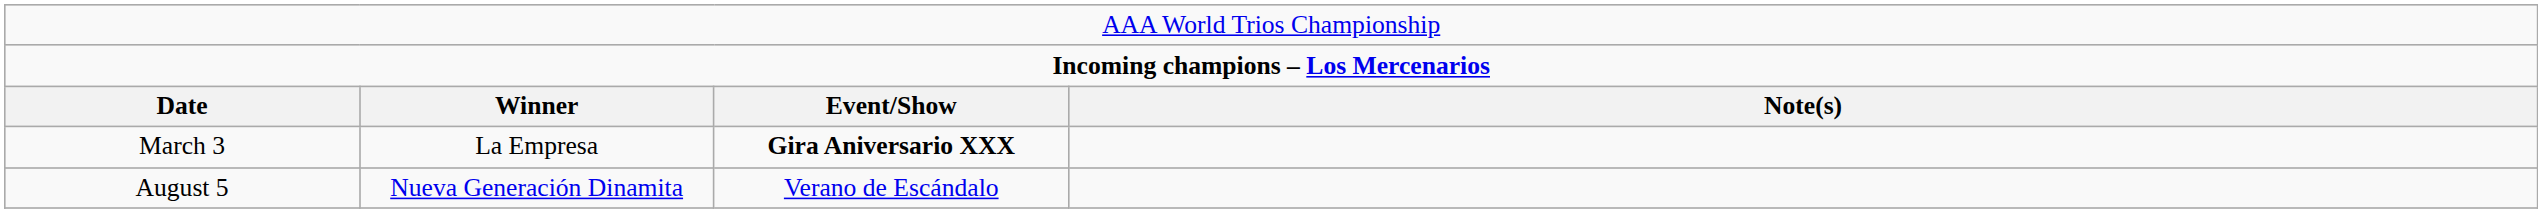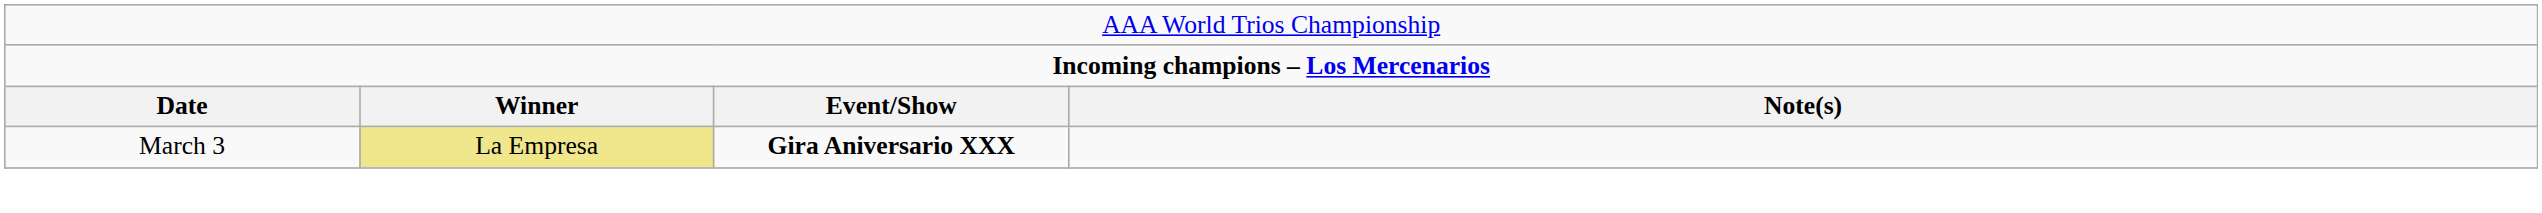(537, 146) no background -> (537, 146) khaki background
- row: (182, 187)
